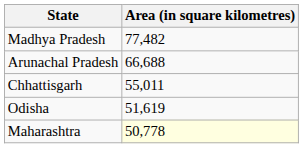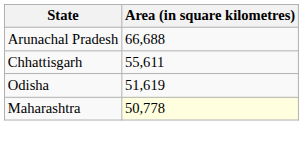- row: (57, 39)
(145, 85) 55,011 -> (145, 62) 55,611
